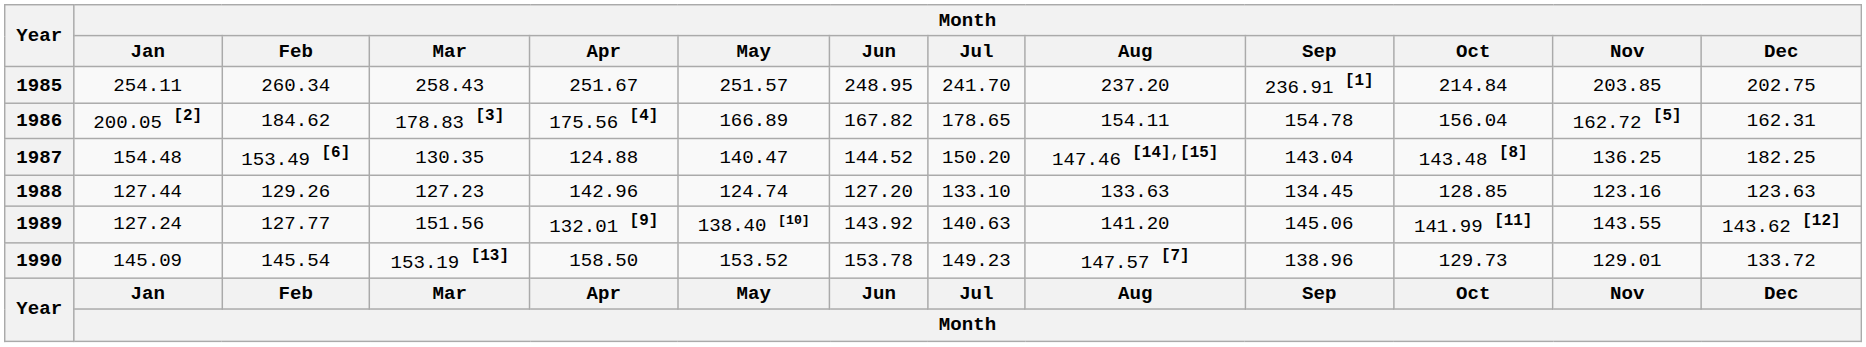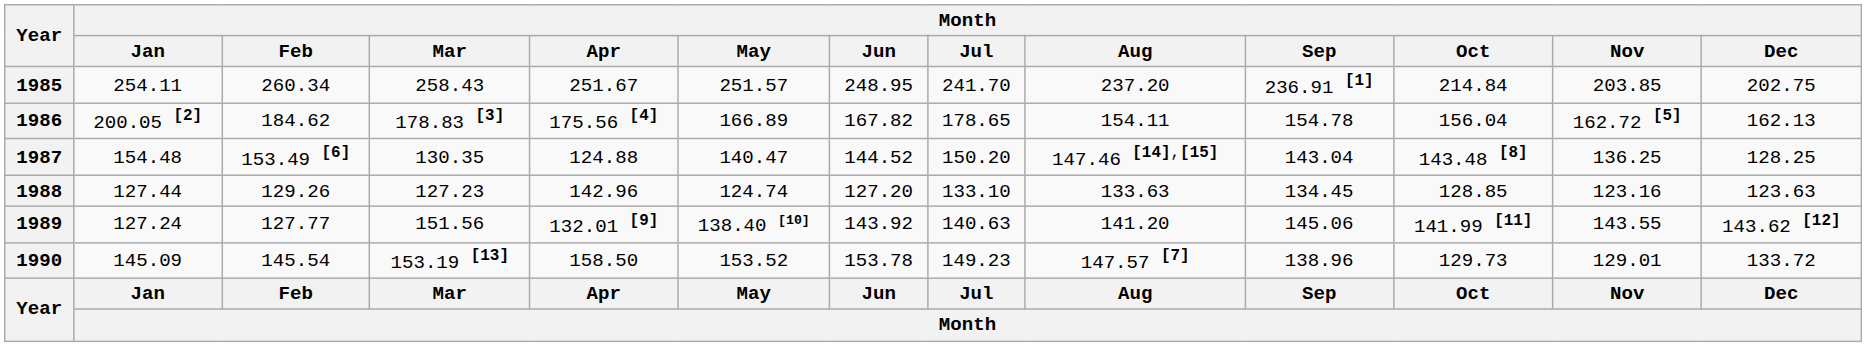(1781, 121) 162.31 -> (1781, 121) 162.13
(1781, 157) 182.25 -> (1781, 157) 128.25
